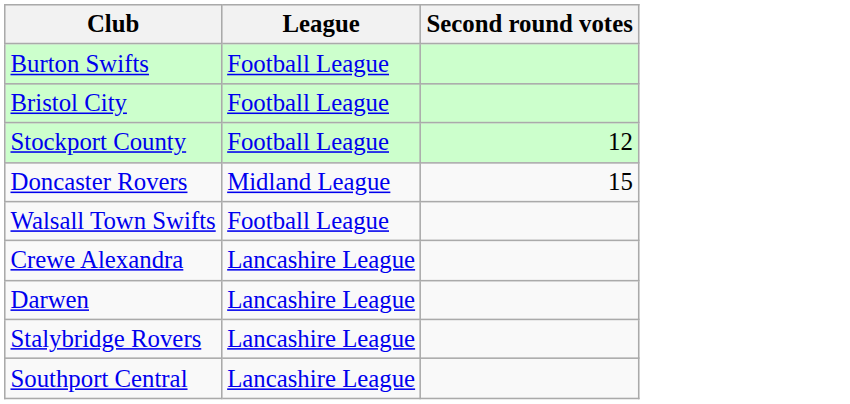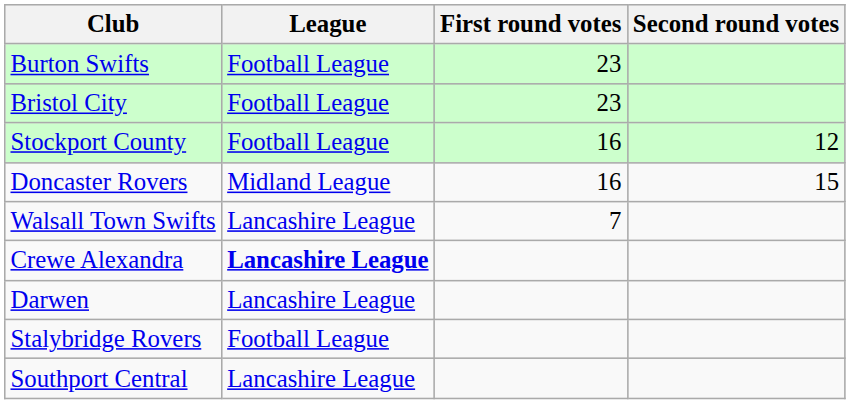+ column: (531, 24)
(308, 220) Football League -> (321, 220) Lancashire League
(321, 260) normal -> (328, 260) bold
(321, 338) Lancashire League -> (308, 338) Football League
